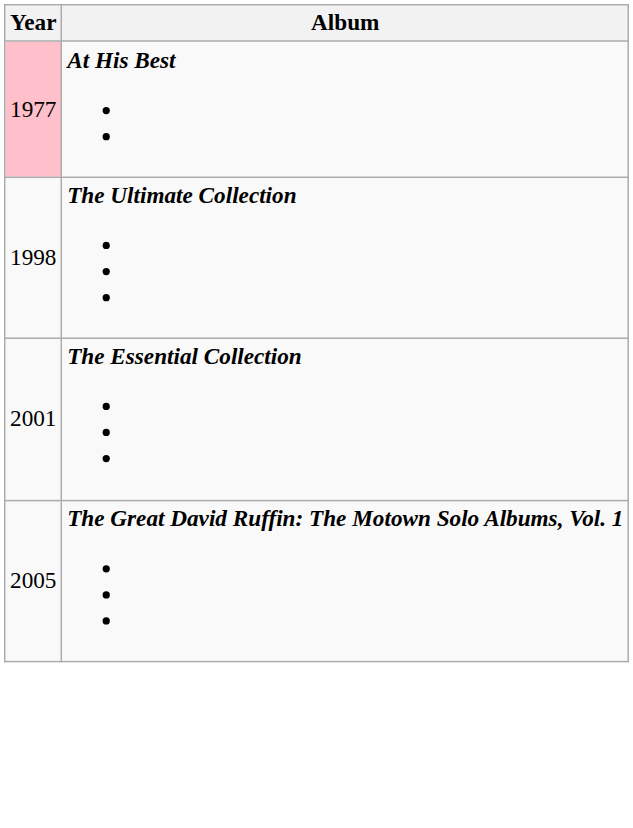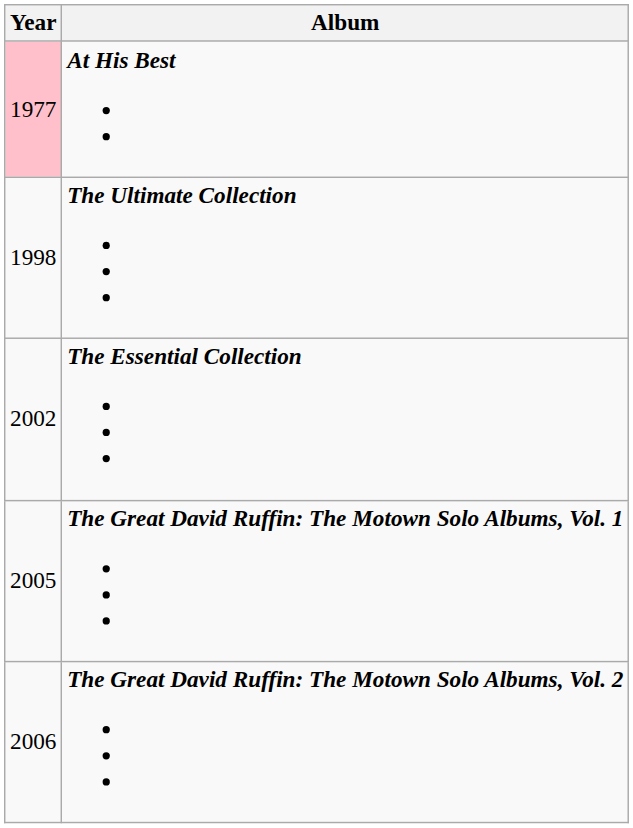(33, 418) 2001 -> (33, 418) 2002
+ row: (345, 731)
